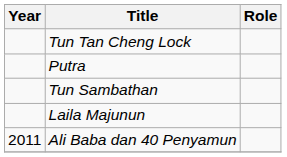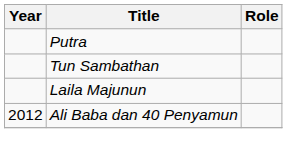- row: (120, 41)
(25, 139) 2011 -> (25, 115) 2012
